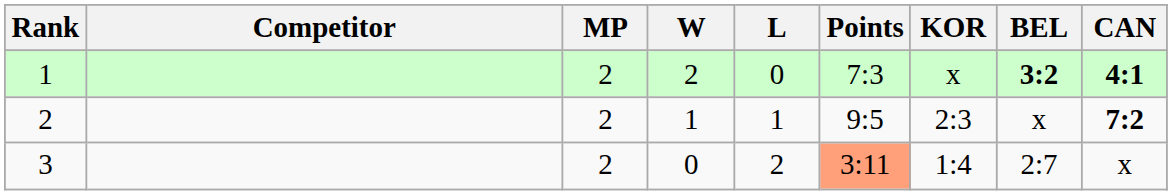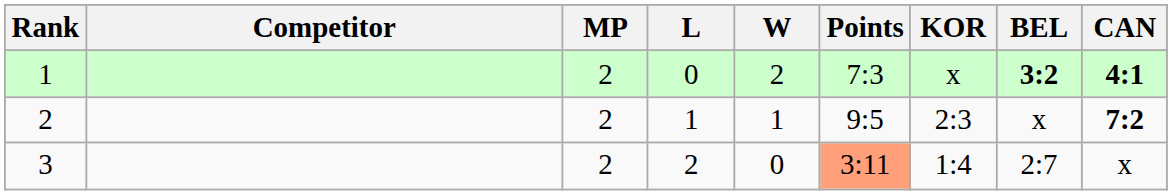columns swapped: (691, 27) <-> (777, 27)
